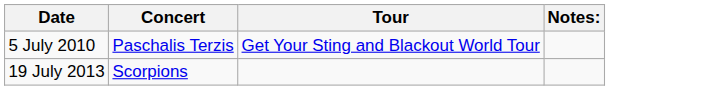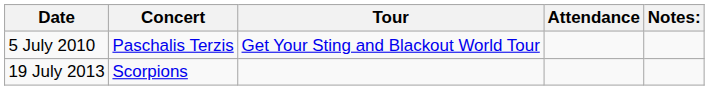+ column: (594, 17)
